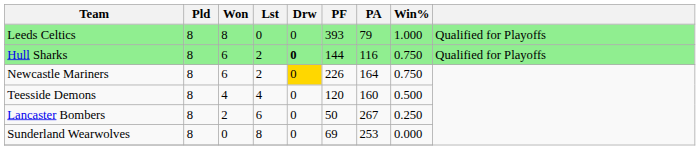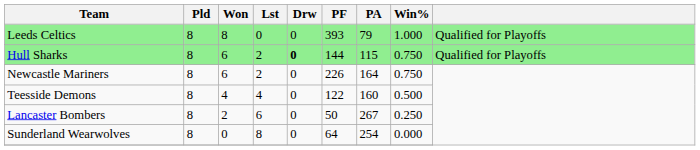(369, 54) 116 -> (369, 54) 115
(294, 74) gold background -> (294, 74) no background
(334, 94) 120 -> (334, 94) 122
(331, 134) 69 -> (331, 134) 64
(369, 134) 253 -> (369, 134) 254
